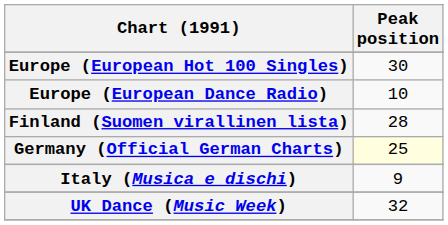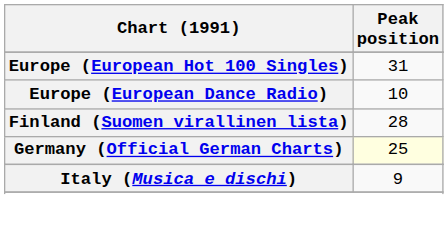(398, 66) 30 -> (398, 66) 31
- row: (179, 206)
